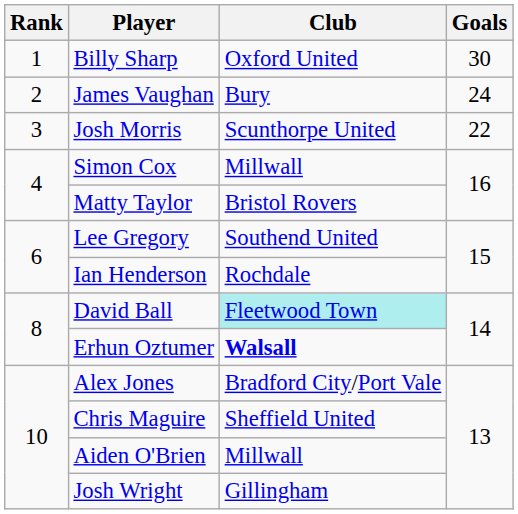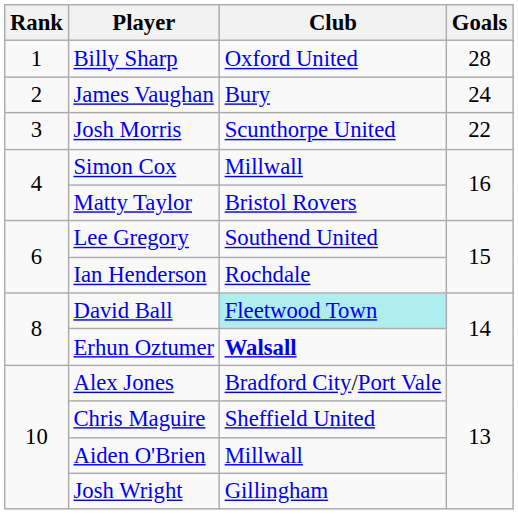(480, 58) 30 -> (480, 58) 28
